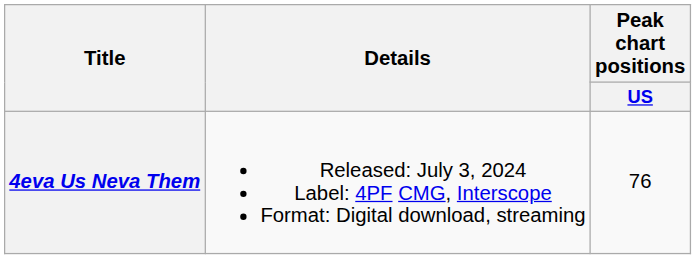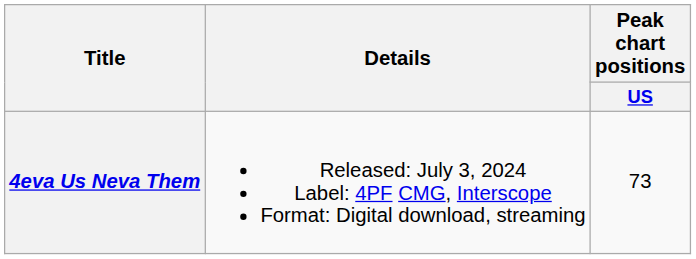(640, 182) 76 -> (640, 182) 73
